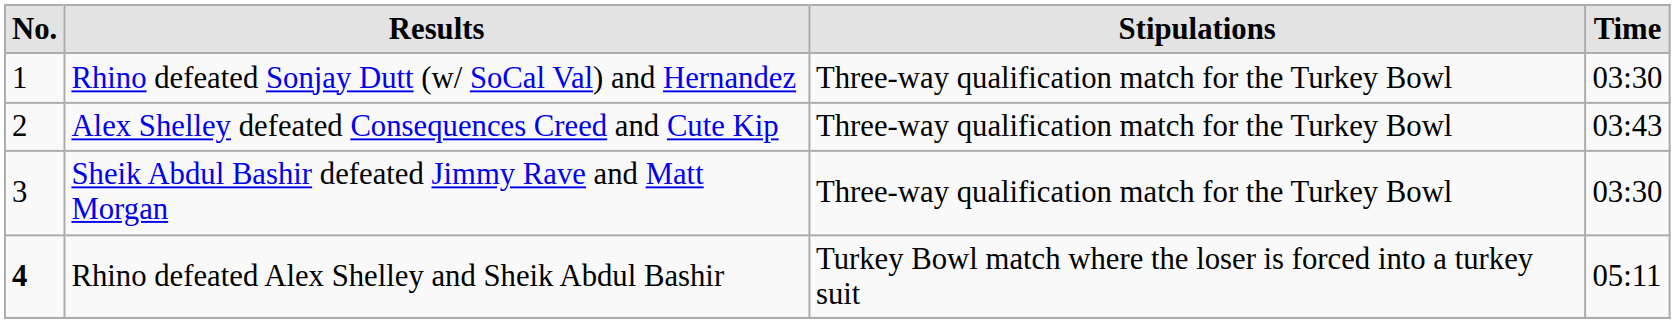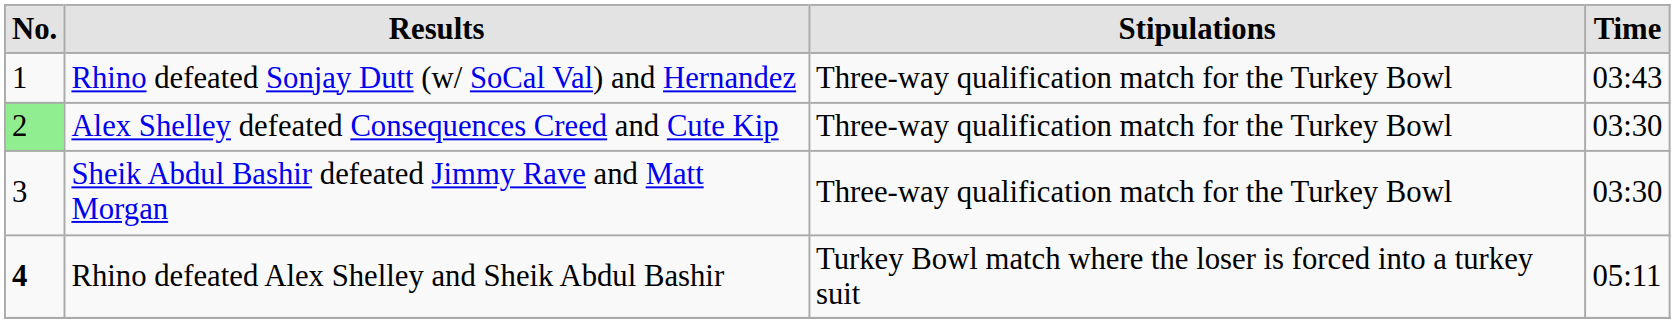(1627, 77) 03:30 -> (1627, 77) 03:43
(20, 126) no background -> (20, 126) lightgreen background
(1627, 126) 03:43 -> (1627, 126) 03:30
